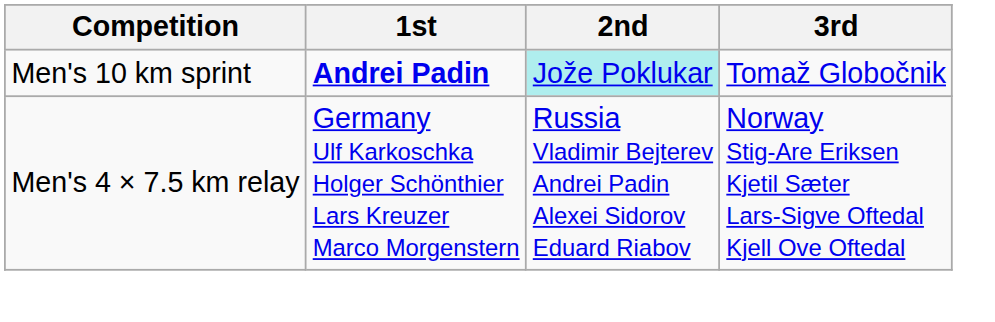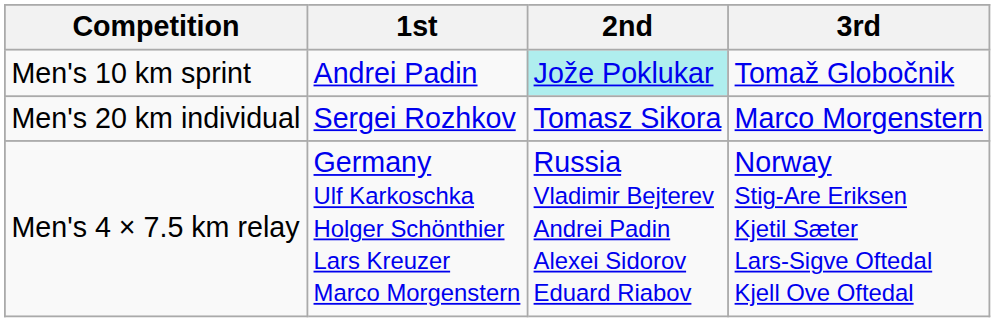(401, 72) bold -> (396, 72) normal
+ row: (156, 118)
